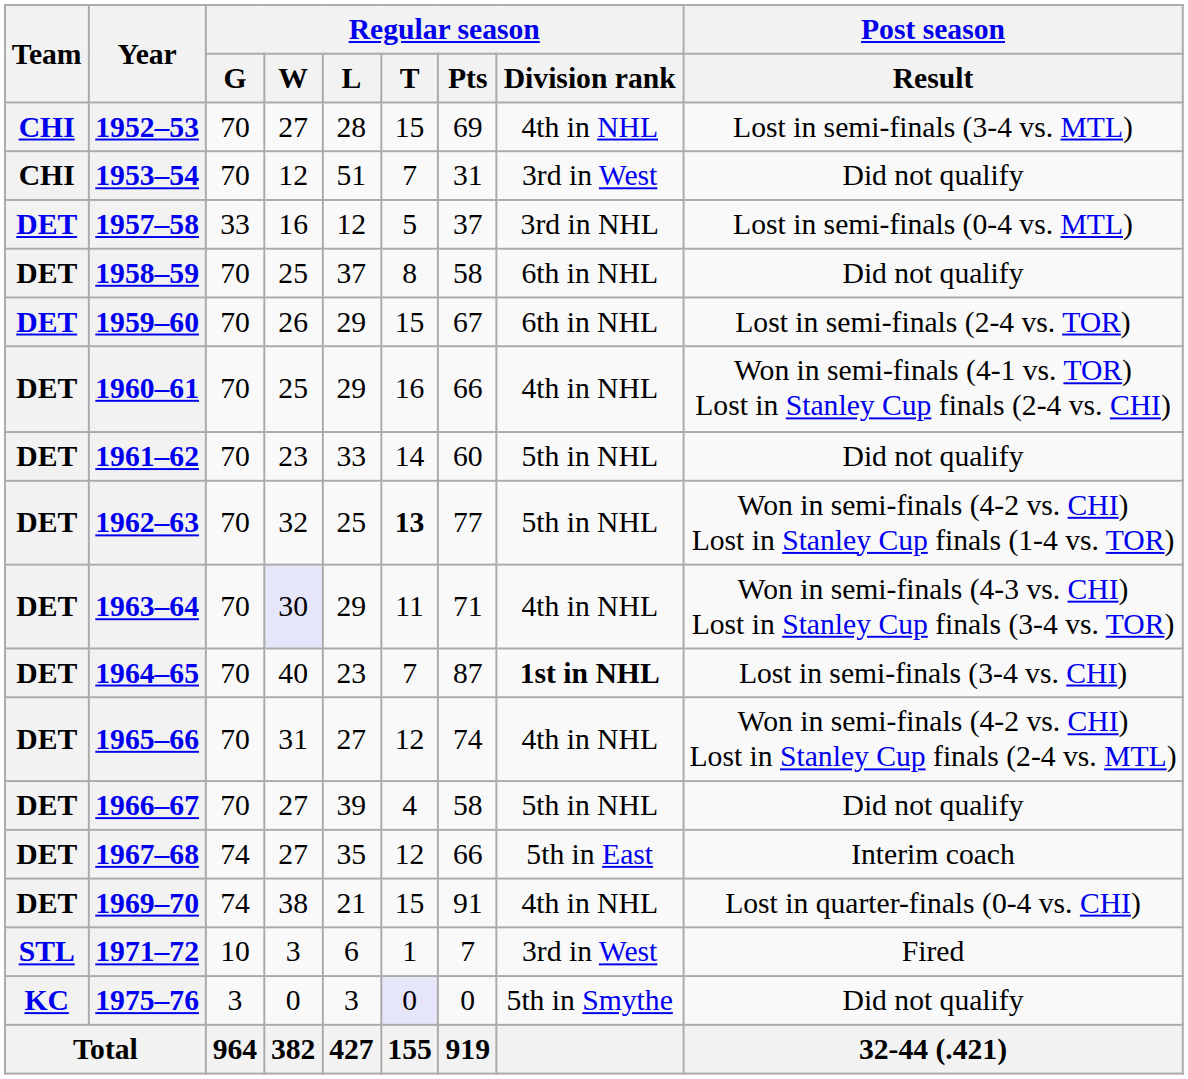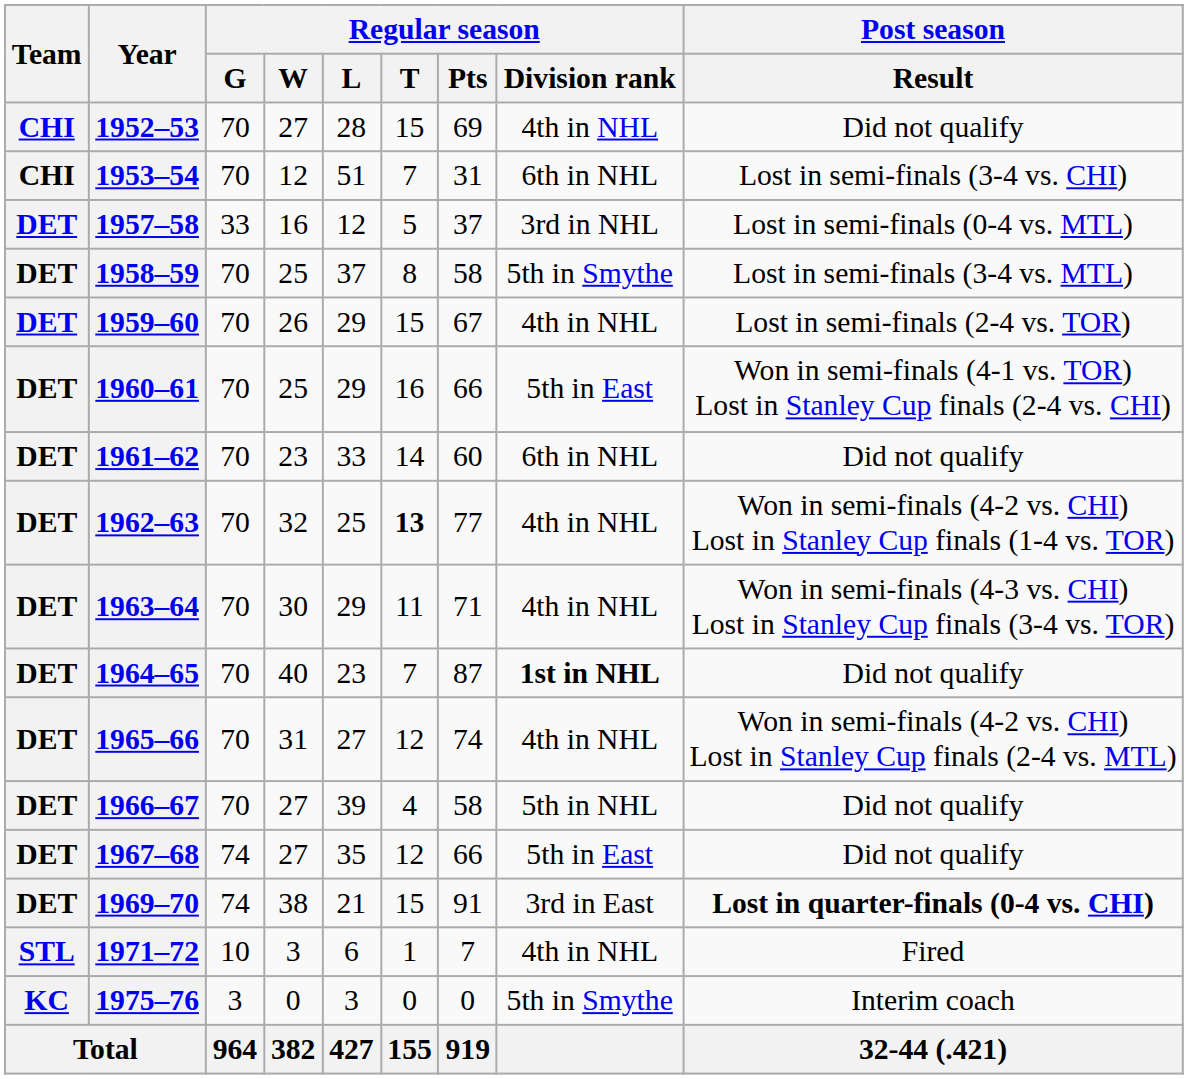(933, 126) Lost in semi-finals (3-4 vs. MTL) -> (933, 126) Did not qualify
(590, 175) 3rd in West -> (590, 175) 6th in NHL
(933, 175) Did not qualify -> (933, 175) Lost in semi-finals (3-4 vs. CHI)
(590, 273) 6th in NHL -> (590, 273) 5th in Smythe
(933, 273) Did not qualify -> (933, 273) Lost in semi-finals (3-4 vs. MTL)
(590, 322) 6th in NHL -> (590, 322) 4th in NHL
(590, 388) 4th in NHL -> (590, 388) 5th in East
(590, 455) 5th in NHL -> (590, 455) 6th in NHL
(590, 521) 5th in NHL -> (590, 521) 4th in NHL
(293, 605) lavender background -> (293, 605) no background
(933, 672) Lost in semi-finals (3-4 vs. CHI) -> (933, 672) Did not qualify
(933, 853) Interim coach -> (933, 853) Did not qualify
(590, 902) 4th in NHL -> (590, 902) 3rd in East
(933, 902) normal -> (933, 902) bold
(590, 951) 3rd in West -> (590, 951) 4th in NHL
(410, 1000) lavender background -> (410, 1000) no background
(933, 1000) Did not qualify -> (933, 1000) Interim coach
